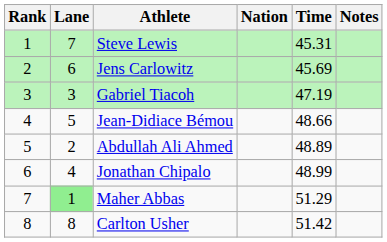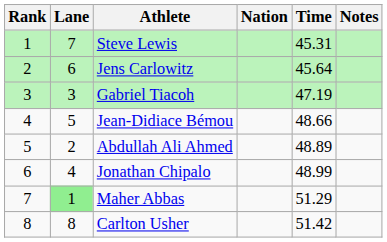(314, 69) 45.69 -> (314, 69) 45.64
